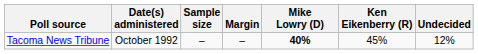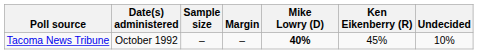(444, 41) 12% -> (444, 41) 10%
